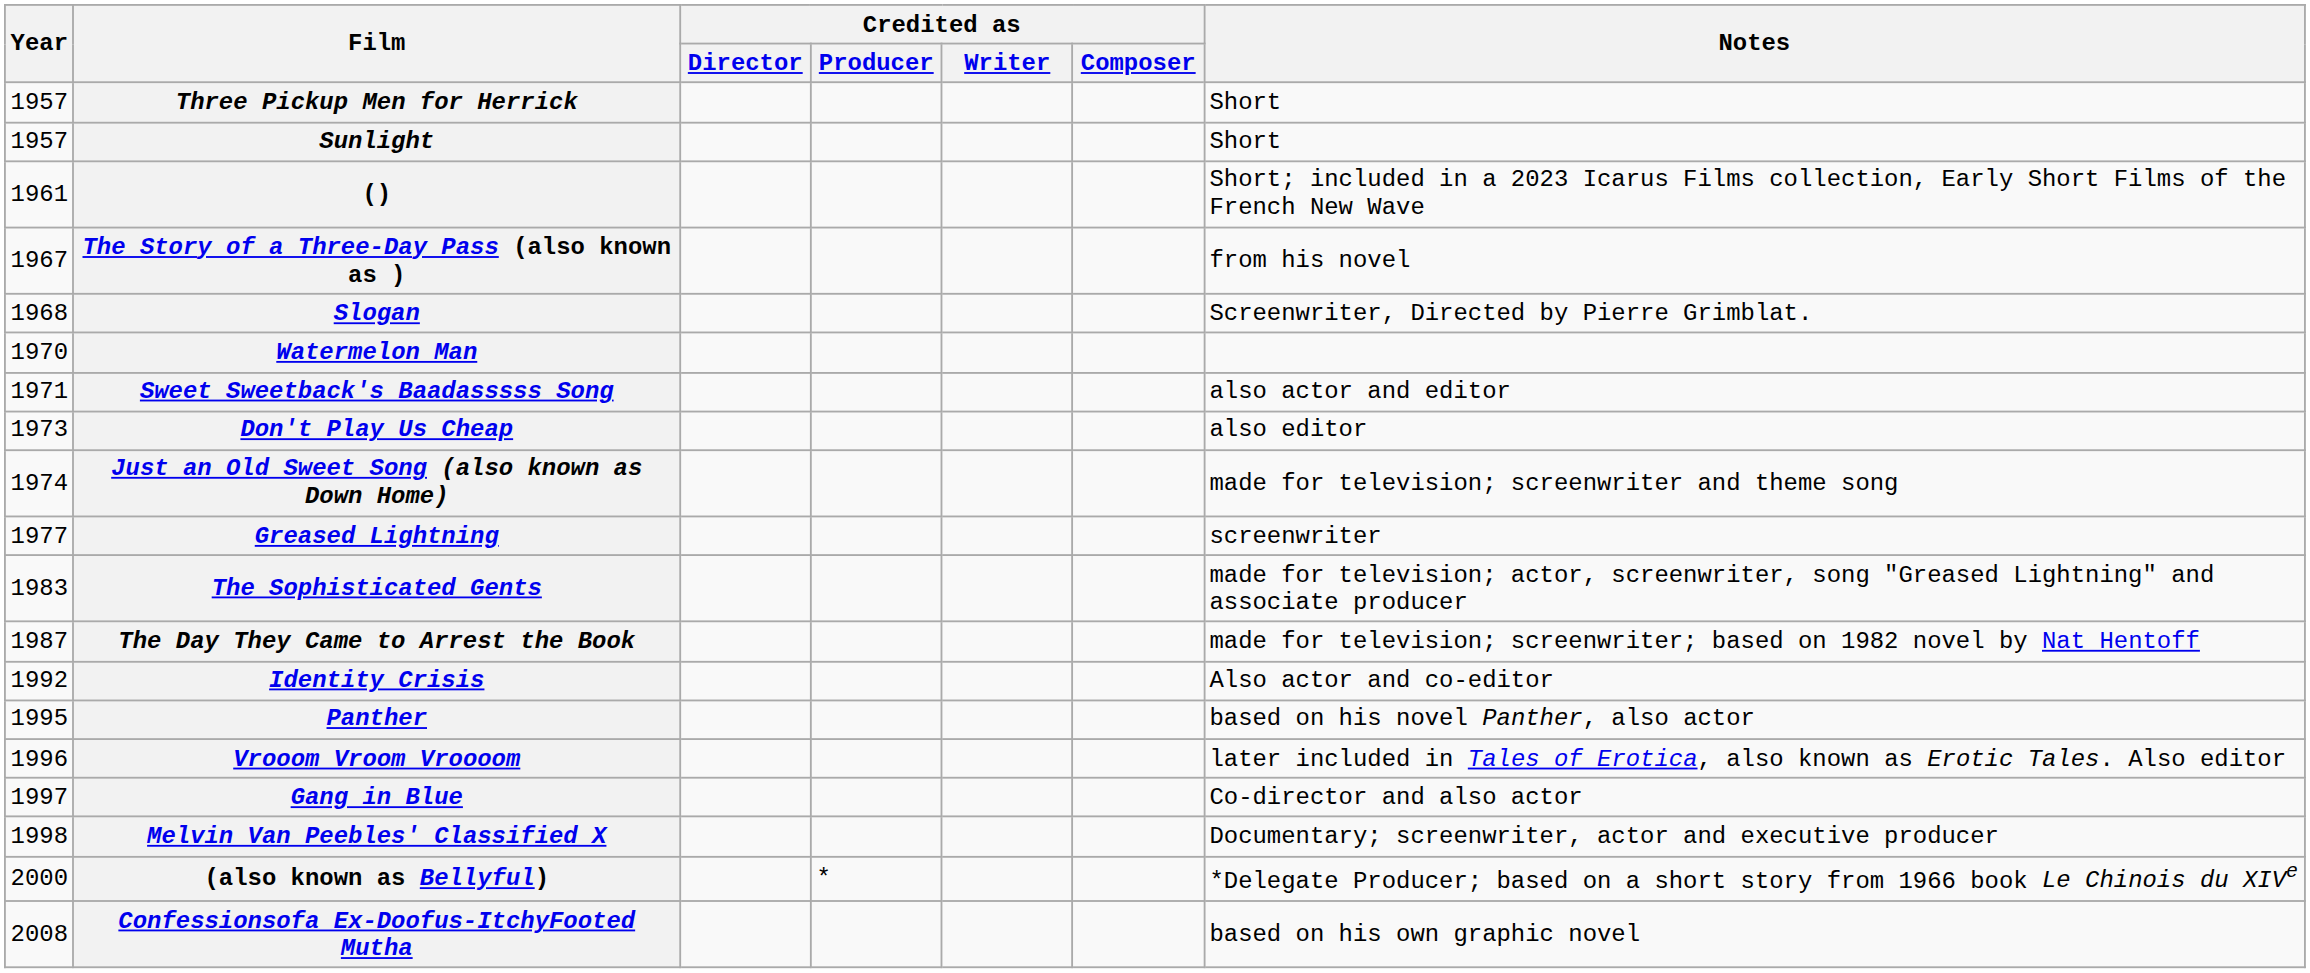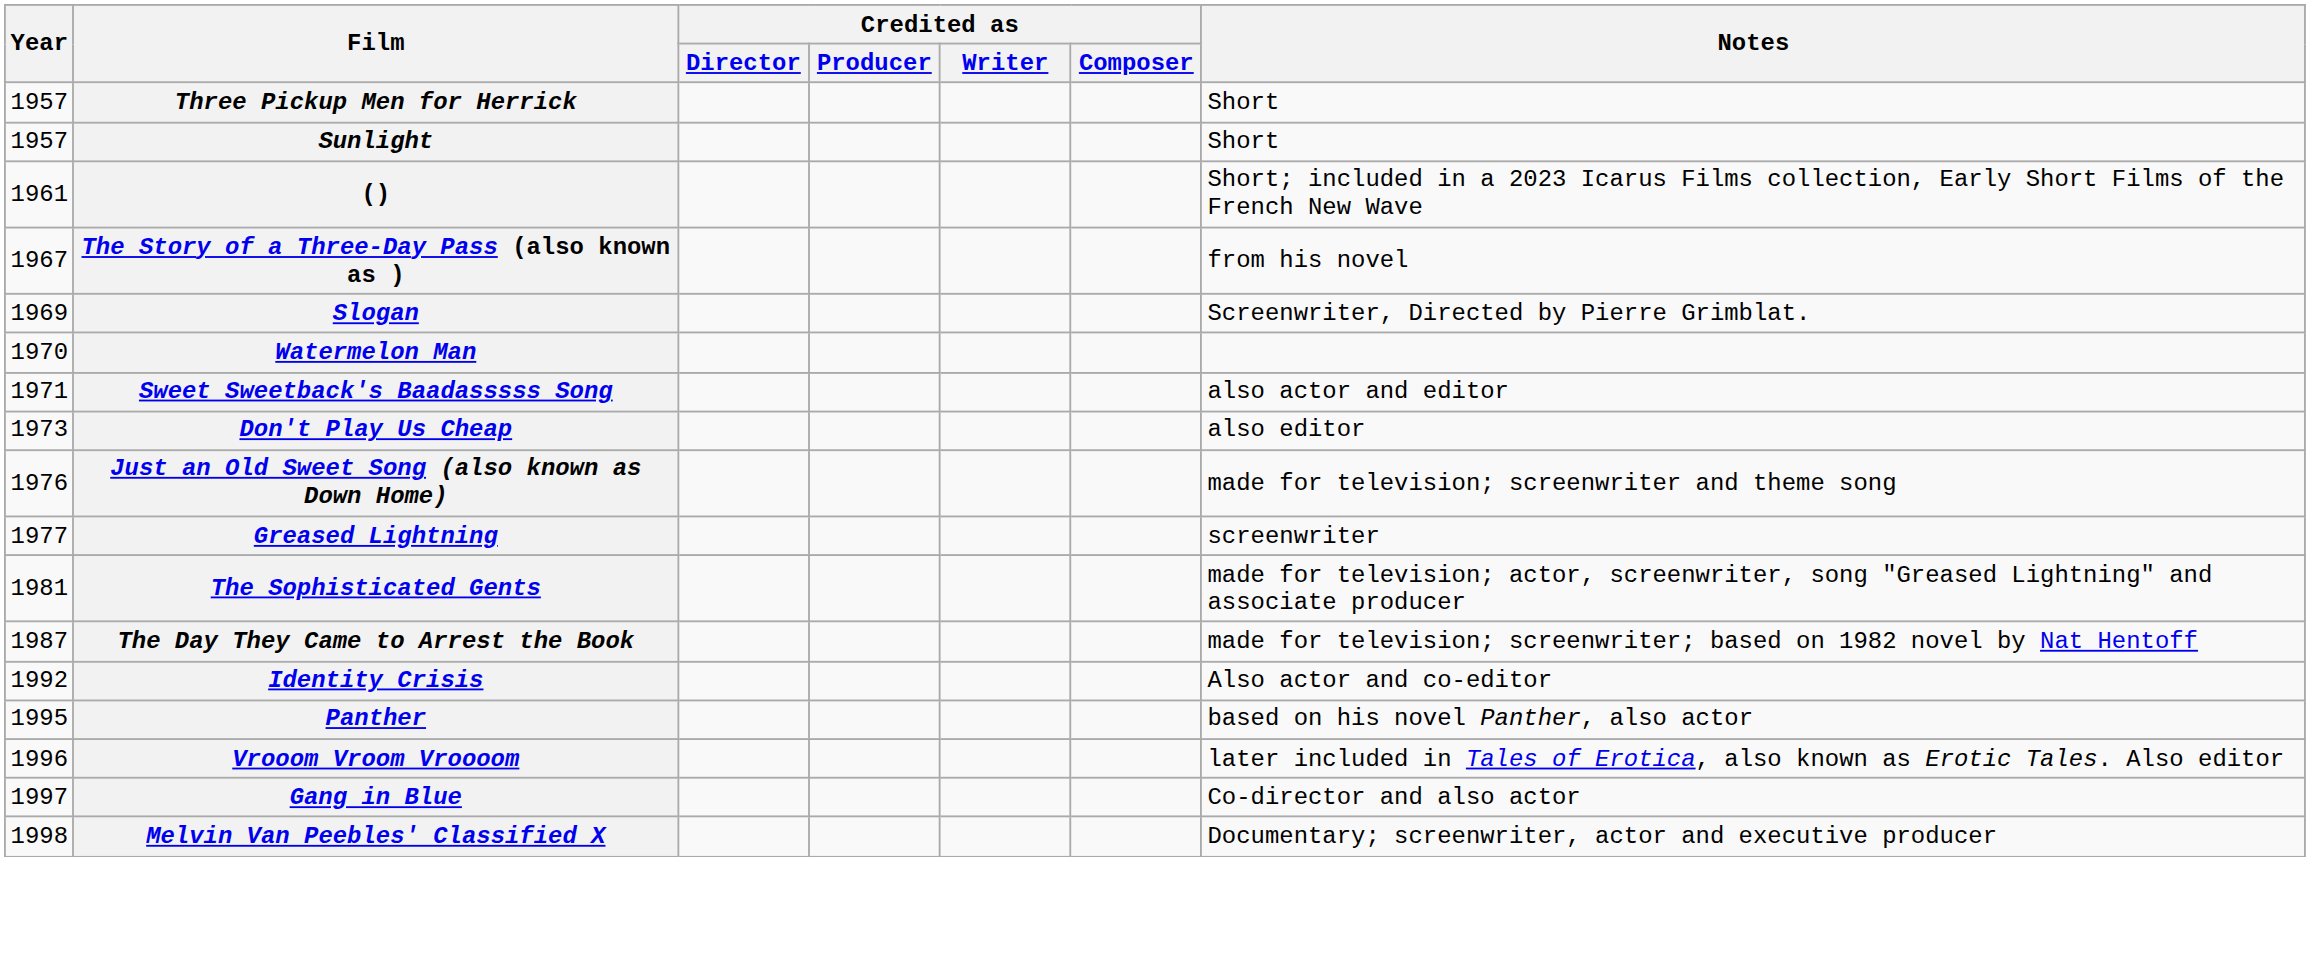(39, 314) 1968 -> (39, 314) 1969
(39, 483) 1974 -> (39, 483) 1976
(39, 589) 1983 -> (39, 589) 1981
- row: (377, 879)
- row: (377, 934)
